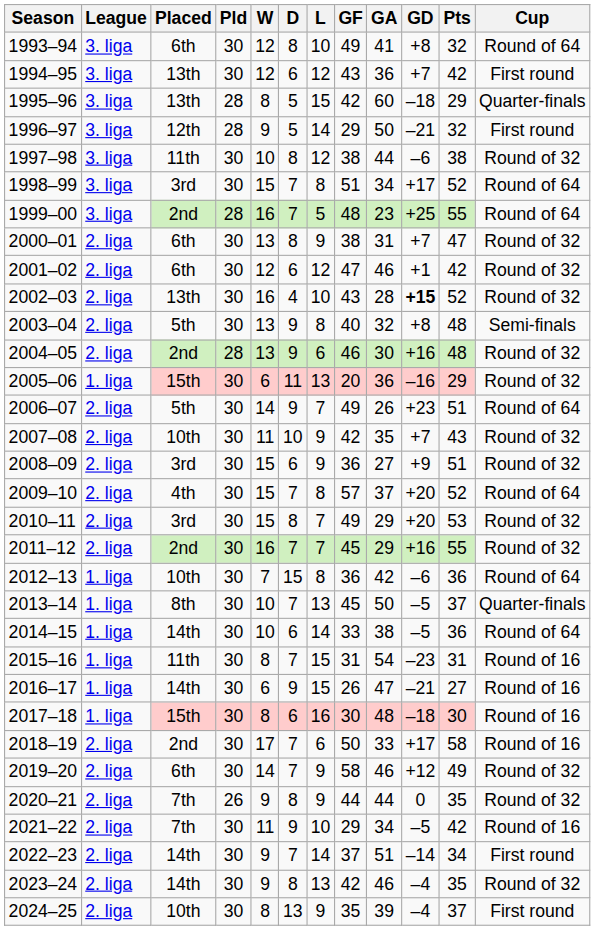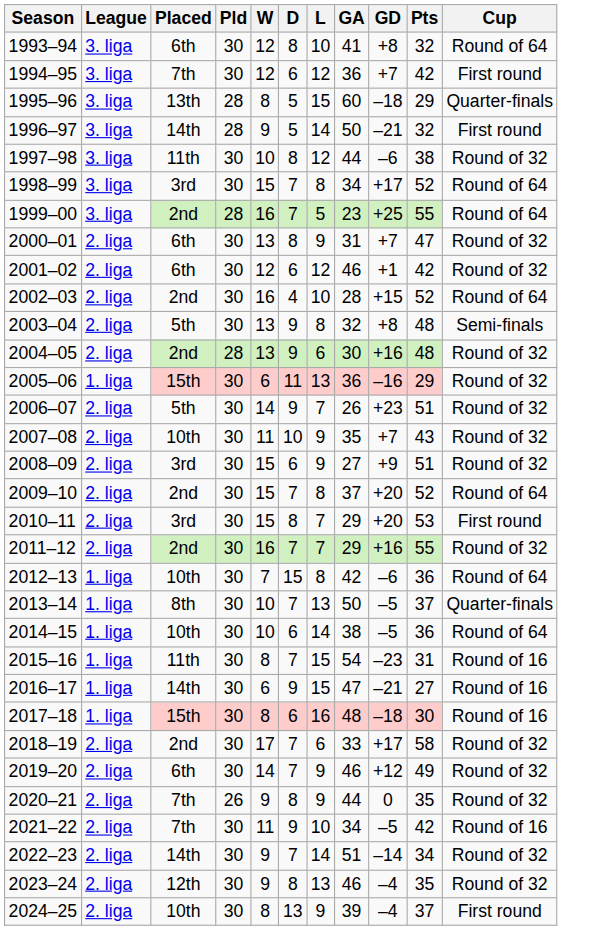- column: (351, 18)
(183, 74) 13th -> (183, 74) 7th
(183, 130) 12th -> (183, 130) 14th
(183, 297) 13th -> (183, 297) 2nd
(420, 297) bold -> (388, 297) normal
(532, 297) Round of 32 -> (500, 297) Round of 64
(532, 409) Round of 64 -> (500, 409) Round of 32
(183, 492) 4th -> (183, 492) 2nd
(532, 520) Round of 32 -> (500, 520) First round
(183, 632) 14th -> (183, 632) 10th
(532, 744) Round of 16 -> (500, 744) Round of 32
(532, 855) First round -> (500, 855) Round of 32
(183, 883) 14th -> (183, 883) 12th
